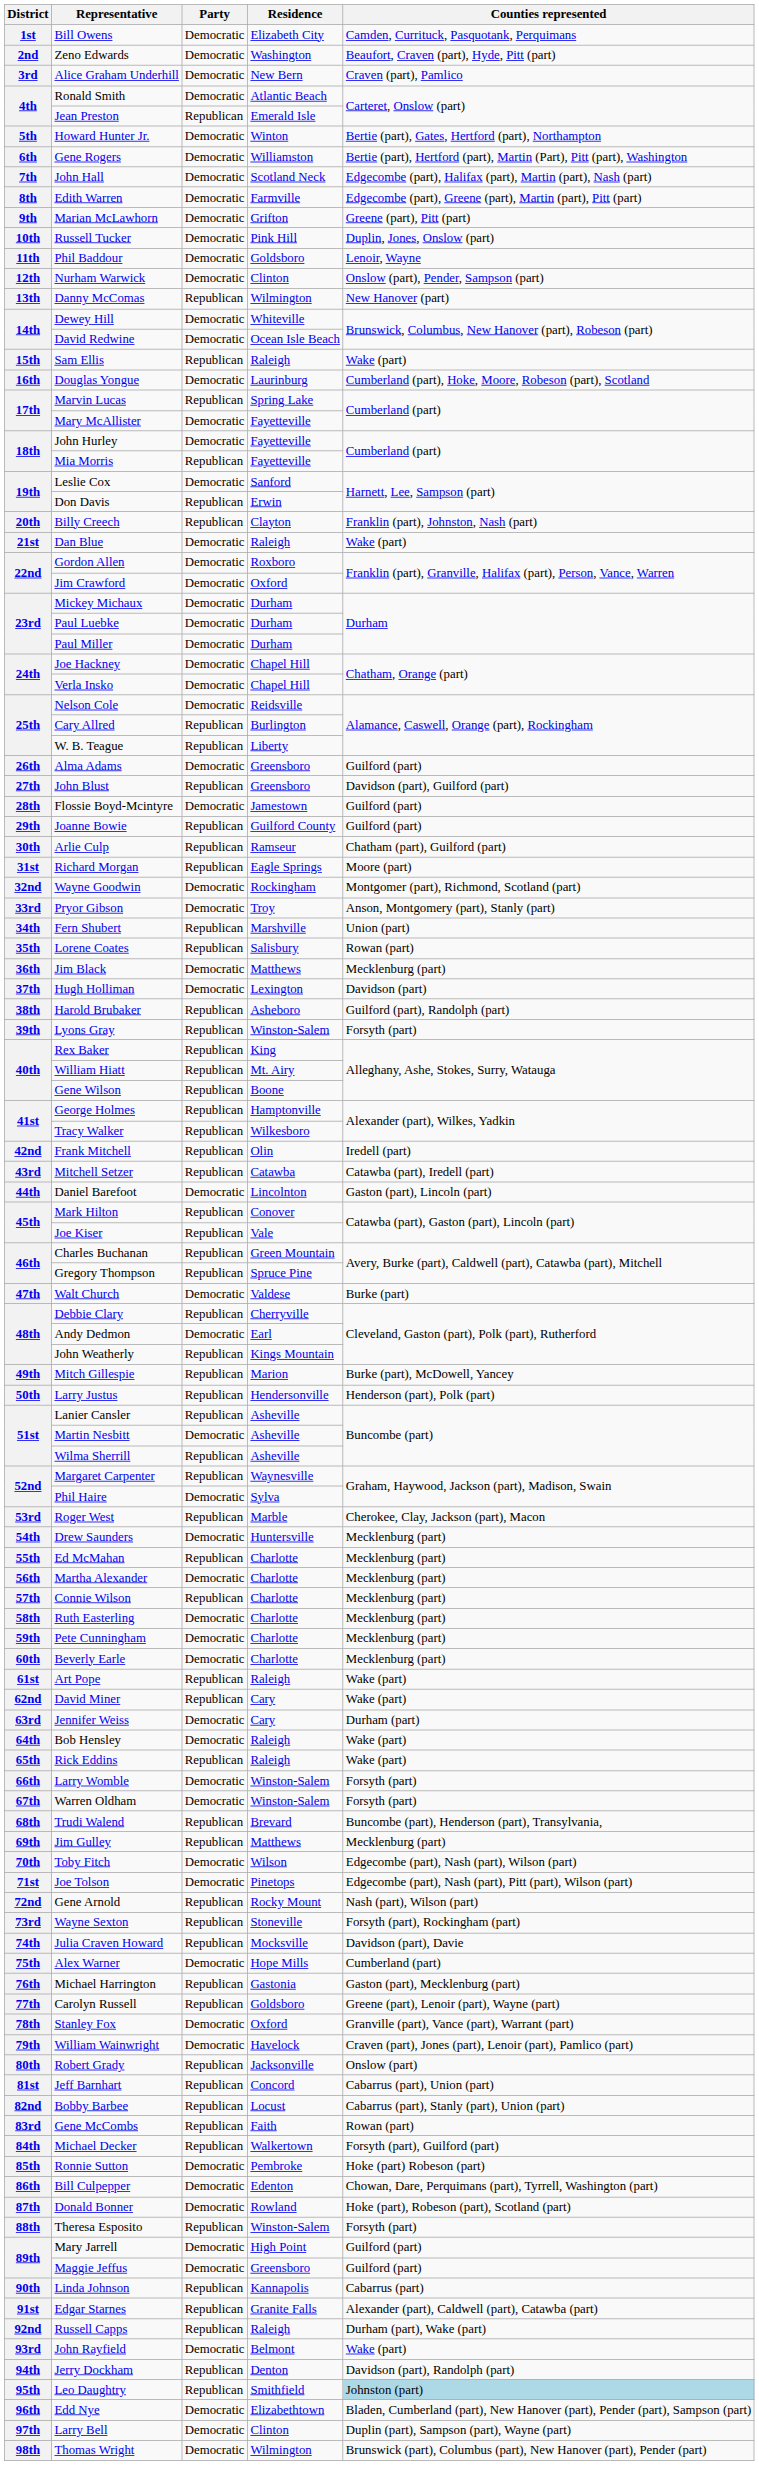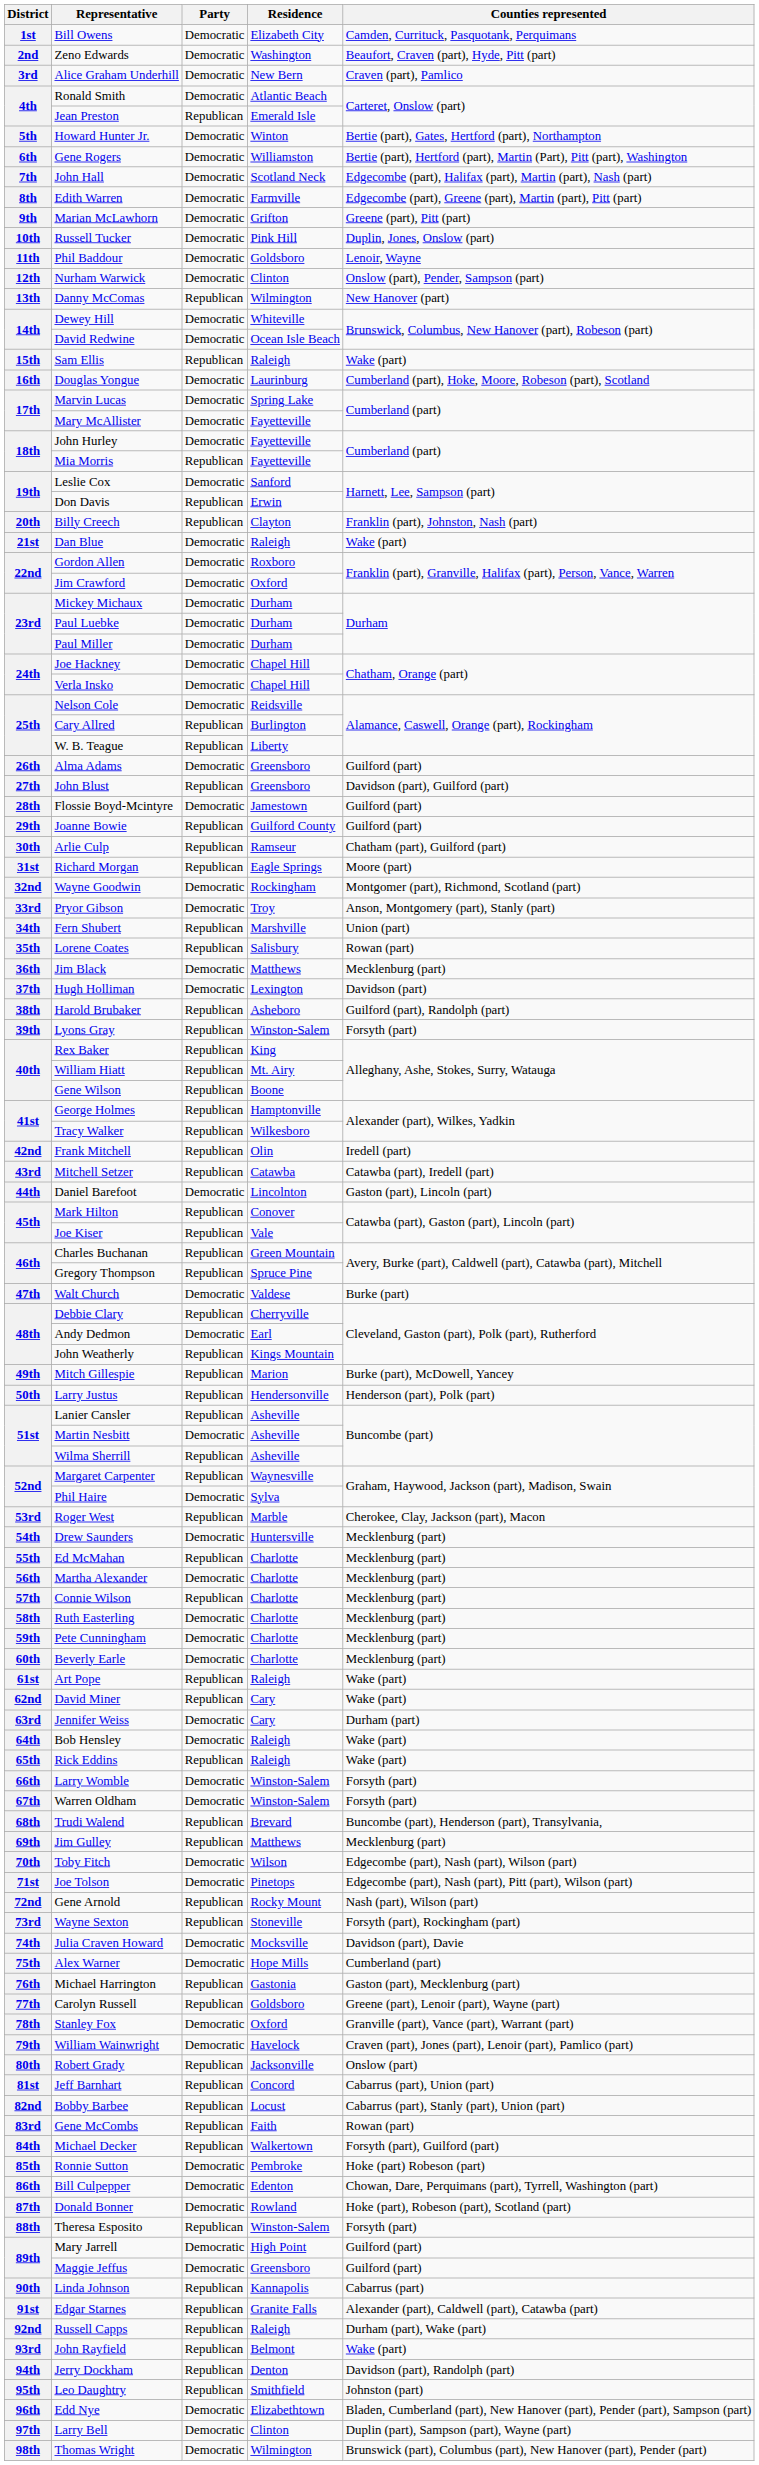(214, 400) Republican -> (215, 400) Democratic
(214, 1943) Republican -> (215, 1943) Democratic
(215, 2349) Democratic -> (214, 2349) Republican
(384, 2389) lightblue background -> (384, 2389) no background
